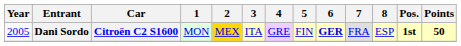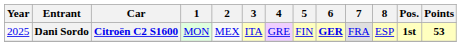(18, 31) 2005 -> (18, 31) 2025
(227, 31) gold background -> (227, 31) no background
(439, 31) 50 -> (439, 31) 53
